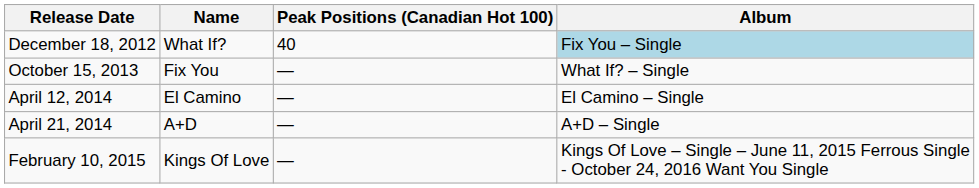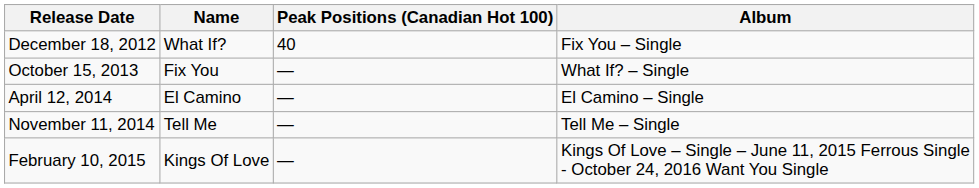(621, 44) lightblue background -> (621, 44) no background
- row: (60, 124)
+ row: (82, 124)
